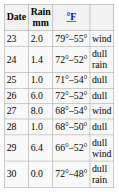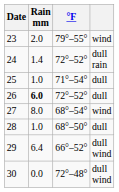(37, 96) normal -> (37, 96) bold
(100, 174) dull rain -> (102, 174) dull wind
